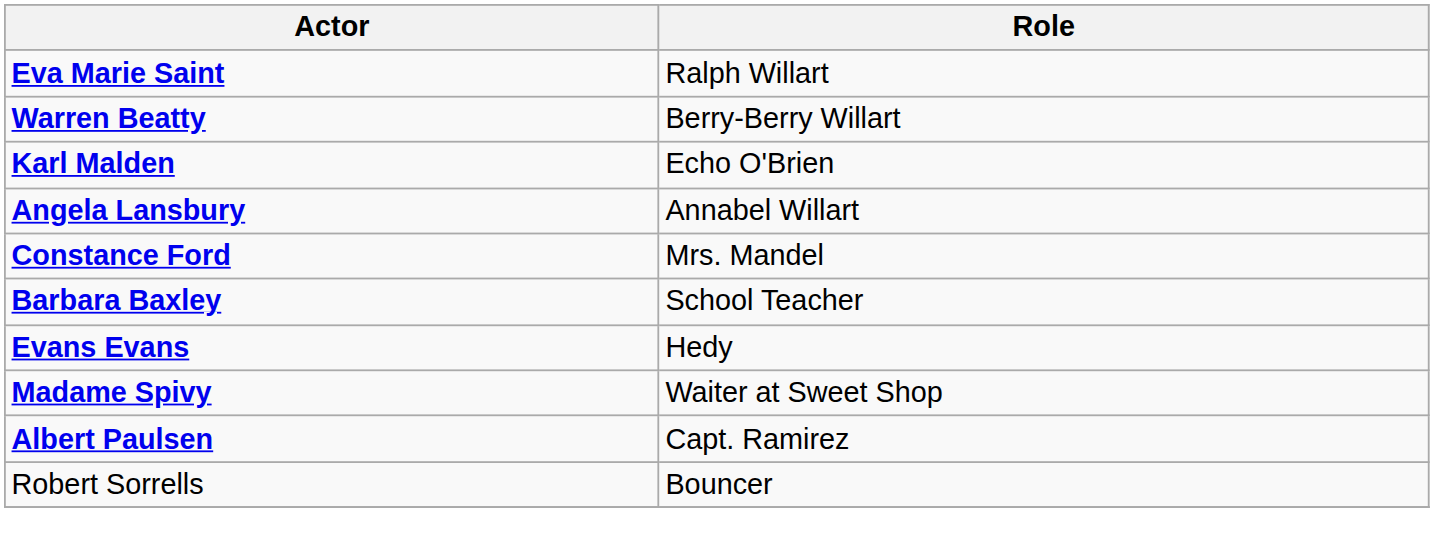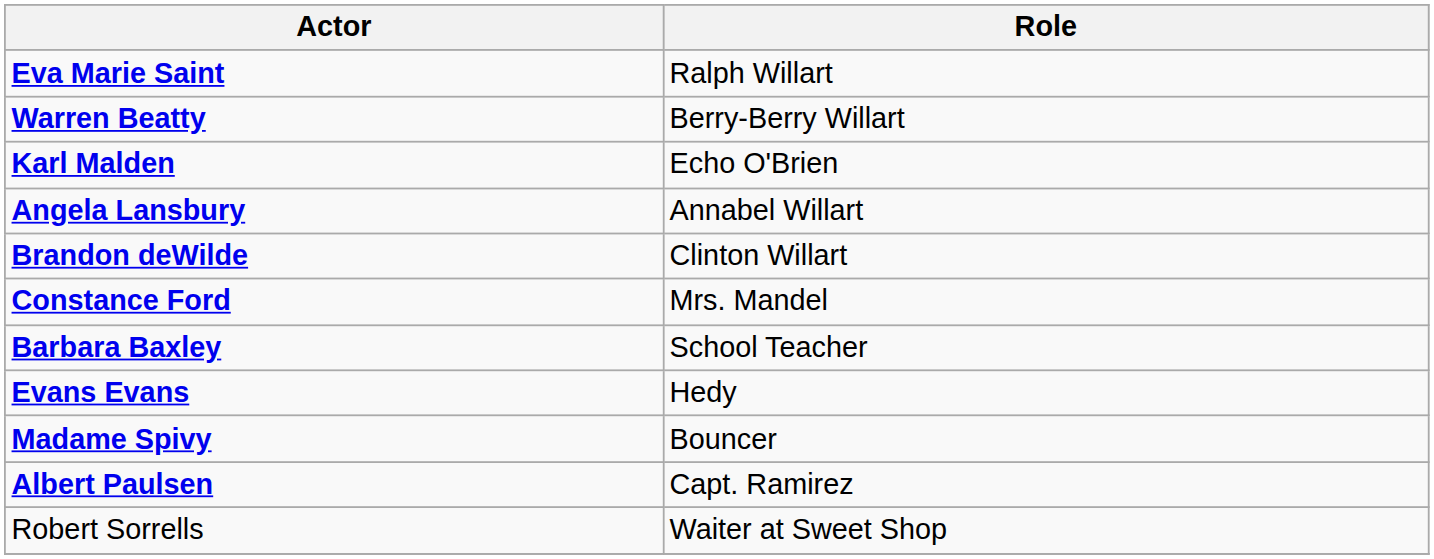+ row: (130, 255)
(804, 392) Waiter at Sweet Shop -> (723, 438) Bouncer
(719, 484) Bouncer -> (808, 529) Waiter at Sweet Shop
